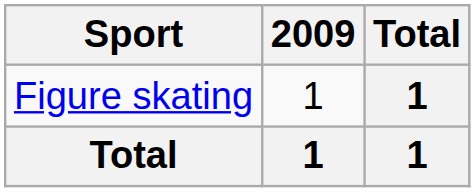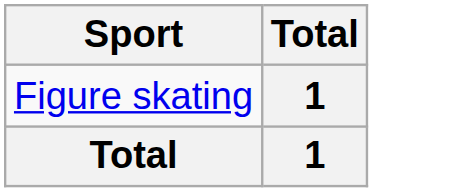- column: (313, 34)
